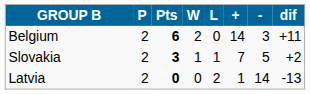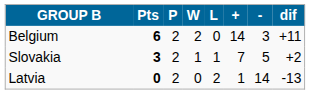columns swapped: (167, 15) <-> (142, 15)
